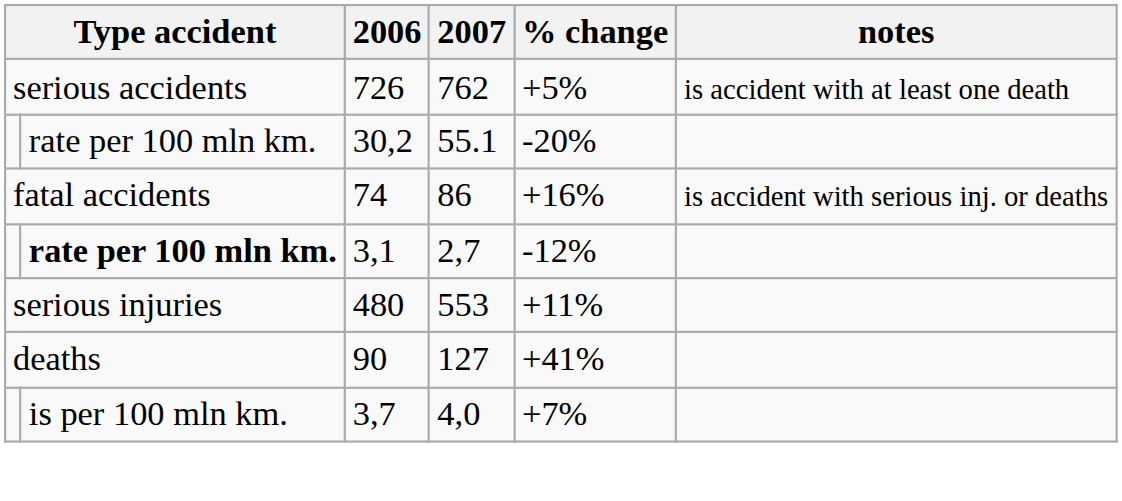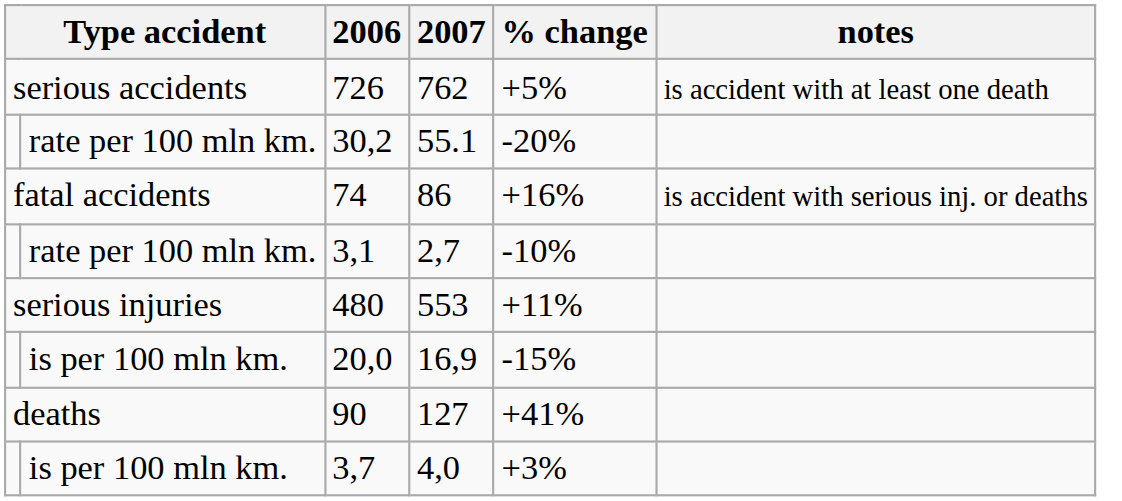(183, 250) bold -> (173, 250) normal
(559, 250) -12% -> (539, 250) -10%
+ row: (362, 359)
(555, 413) +7% -> (534, 468) +3%
